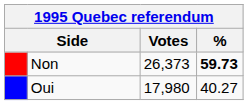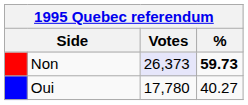(167, 64) no background -> (167, 64) lavender background
(167, 88) 17,980 -> (167, 88) 17,780
